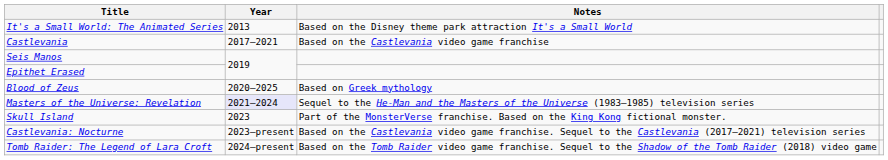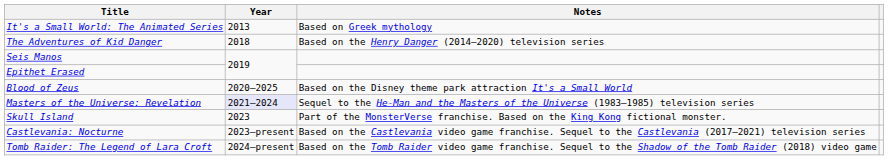(465, 27) Based on the Disney theme park attraction It's a Small World -> (365, 27) Based on Greek mythology
- row: (37, 42)
+ row: (84, 42)
(365, 87) Based on Greek mythology -> (465, 87) Based on the Disney theme park attraction It's a Small World
